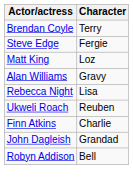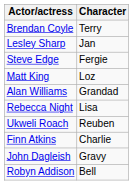+ row: (36, 44)
(93, 76) Gravy -> (99, 92) Grandad
(99, 140) Grandad -> (93, 156) Gravy
